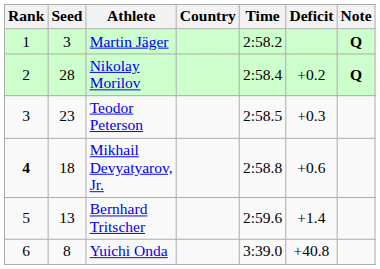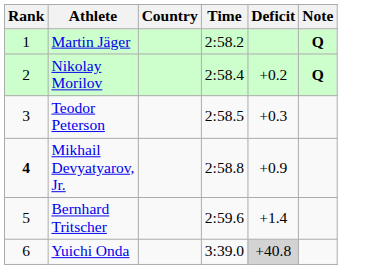- column: (67, 16)
(311, 167) +0.6 -> (273, 167) +0.9
(311, 251) no background -> (273, 251) lightgrey background
